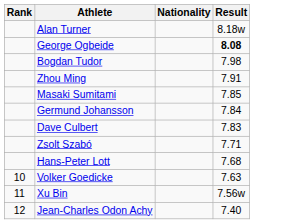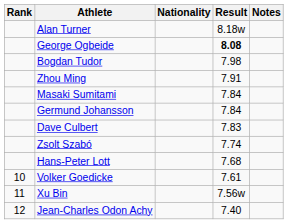+ column: (266, 12)
(231, 95) 7.85 -> (231, 95) 7.84
(231, 144) 7.71 -> (231, 144) 7.74
(231, 177) 7.63 -> (231, 177) 7.61
